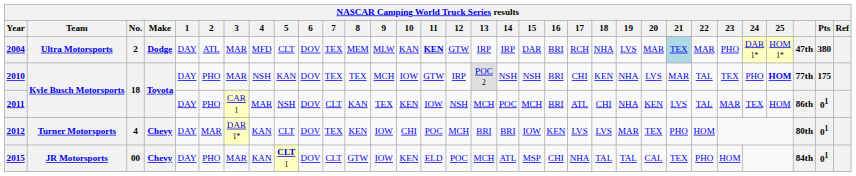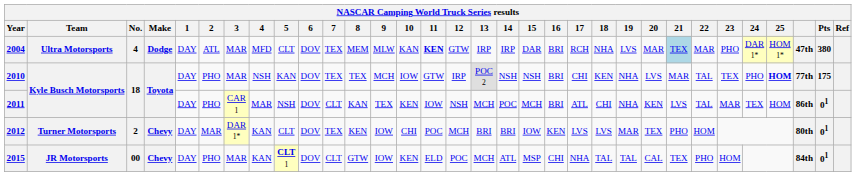(136, 49) 2 -> (136, 49) 4
(136, 131) 4 -> (136, 131) 2
